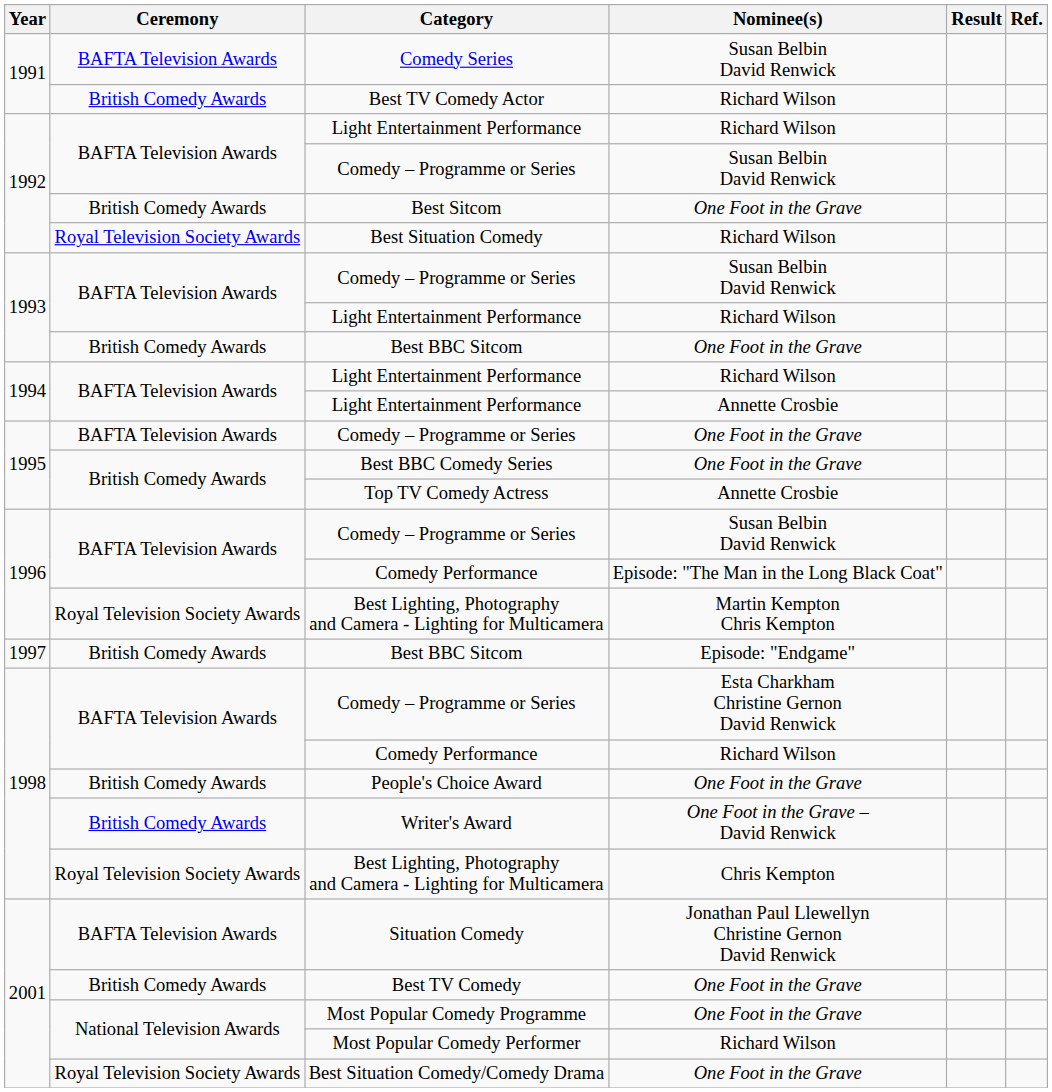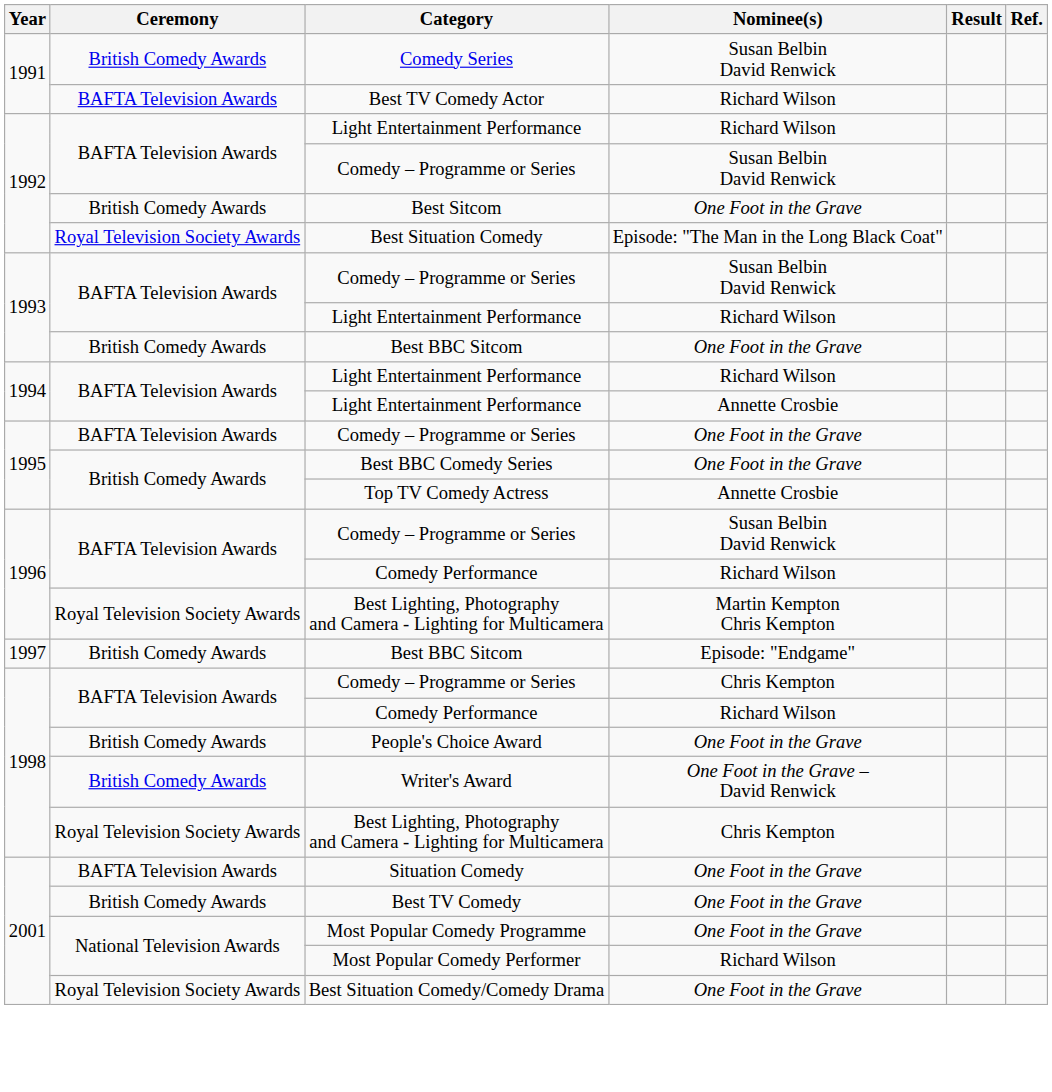(177, 59) BAFTA Television Awards -> (177, 59) British Comedy Awards
(177, 98) British Comedy Awards -> (177, 98) BAFTA Television Awards
(778, 237) Richard Wilson -> (778, 237) Episode: "The Man in the Long Black Coat"
(778, 573) Episode: "The Man in the Long Black Coat" -> (778, 573) Richard Wilson
(778, 703) Esta Charkham Christine Gernon David Renwick -> (778, 682) Chris Kempton
(778, 934) Jonathan Paul Llewellyn Christine Gernon David Renwick -> (778, 871) One Foot in the Grave
